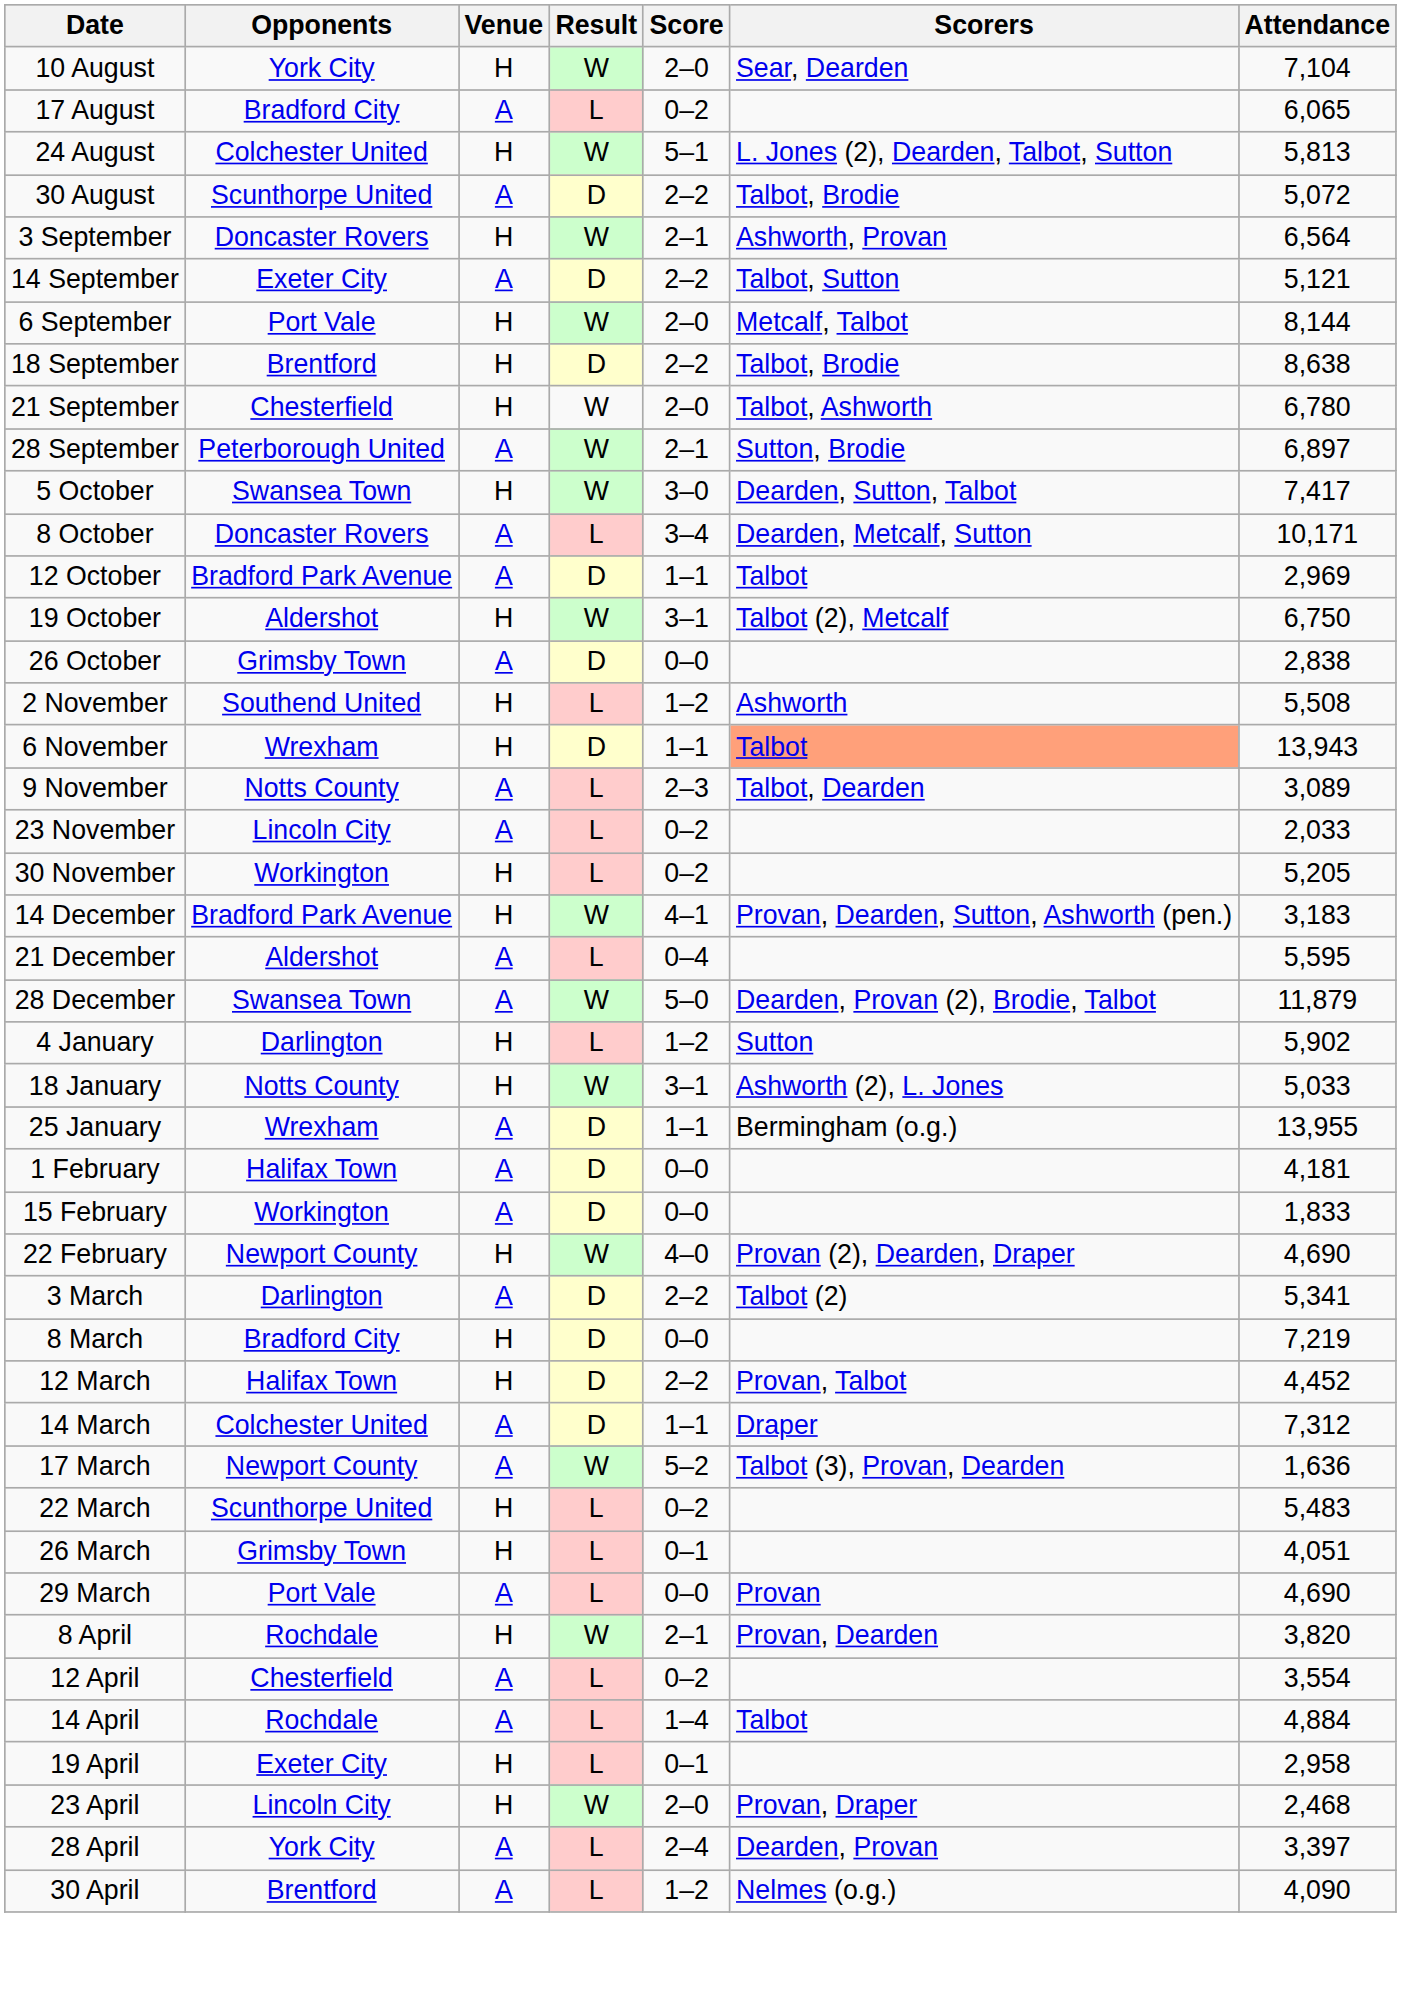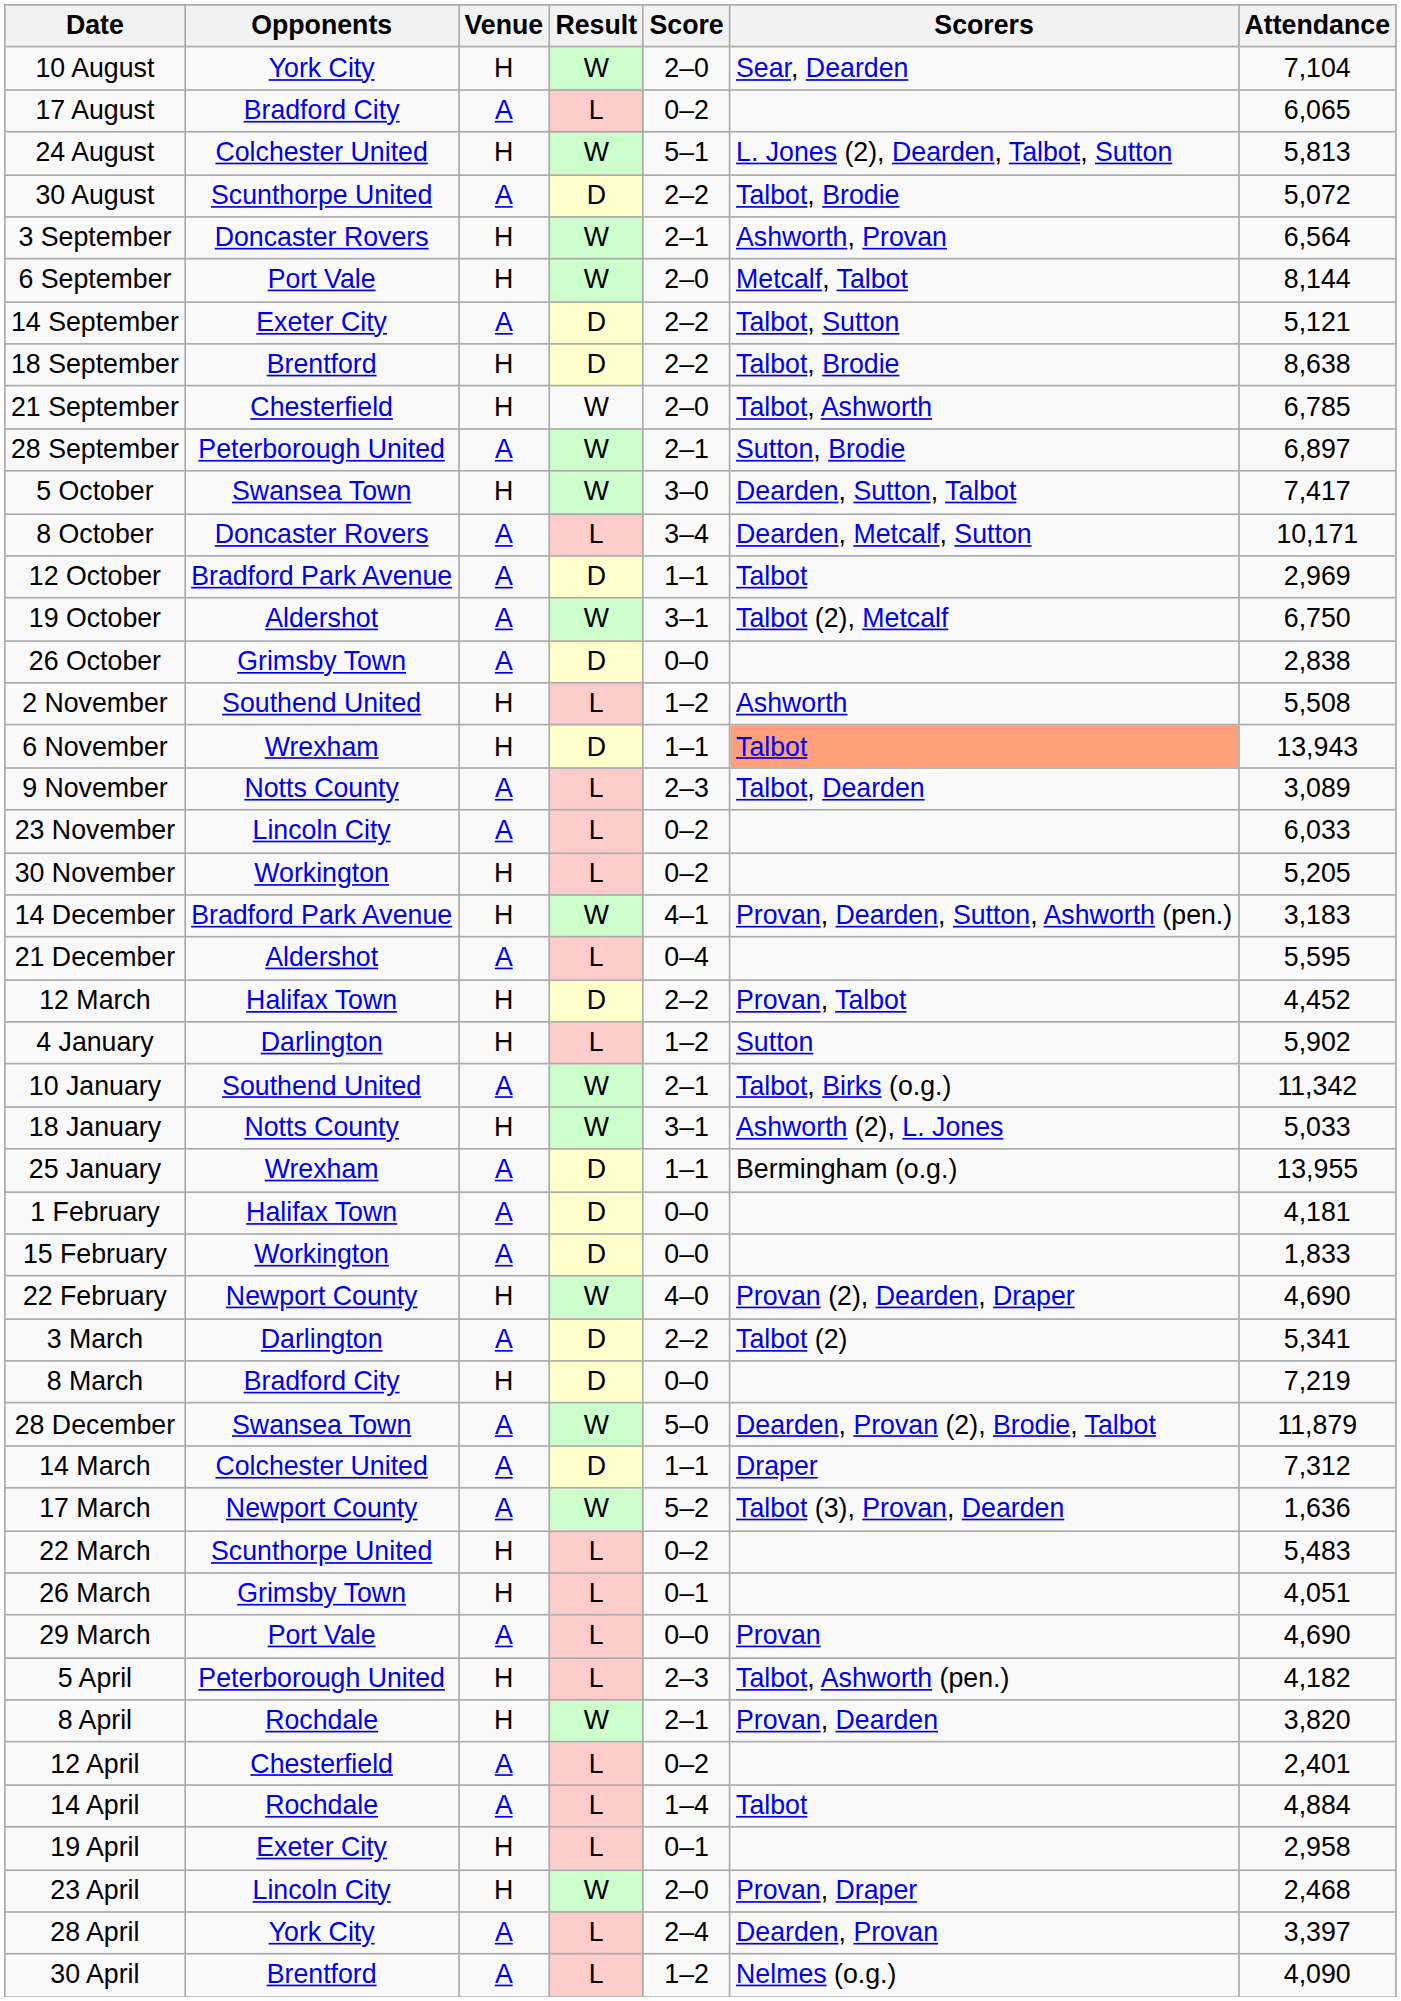rows swapped: (95, 322) <-> (95, 279)
(1317, 407) 6,780 -> (1317, 407) 6,785
(504, 618) H -> (504, 618) A
(1317, 830) 2,033 -> (1317, 830) 6,033
rows swapped: (95, 1000) <-> (95, 1381)
+ row: (95, 1085)
+ row: (95, 1678)
(1317, 1678) 3,554 -> (1317, 1763) 2,401
